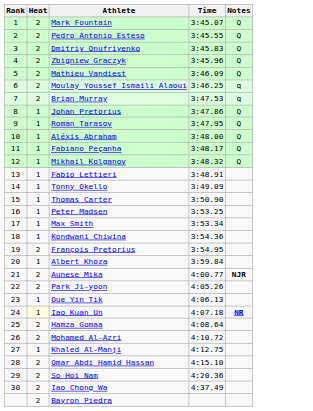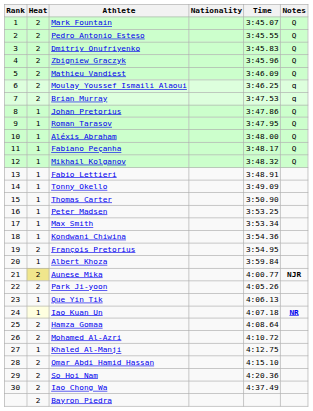+ column: (216, 11)
(38, 275) no background -> (38, 275) khaki background
